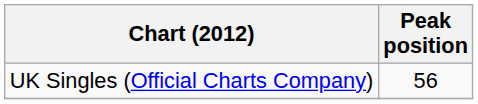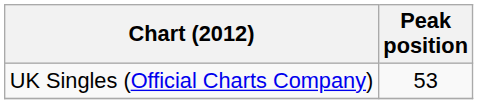(426, 80) 56 -> (426, 80) 53
